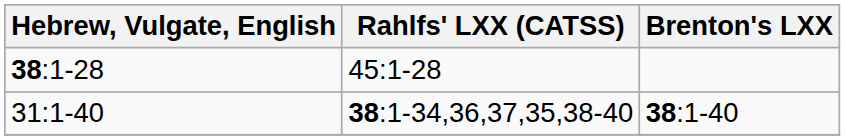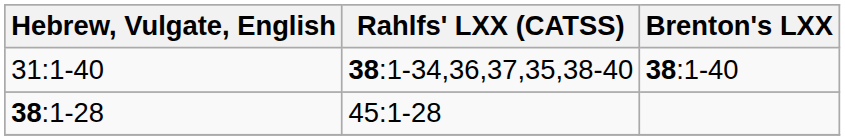rows swapped: (58, 69) <-> (58, 112)
